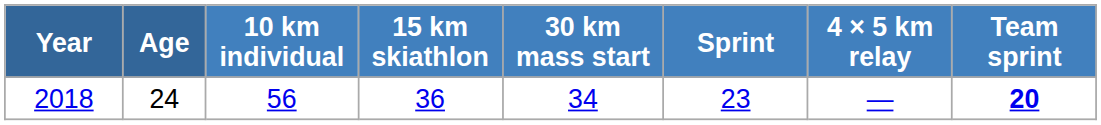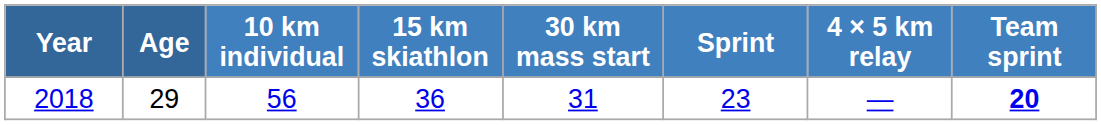(164, 99) 24 -> (164, 99) 29
(583, 99) 34 -> (583, 99) 31
